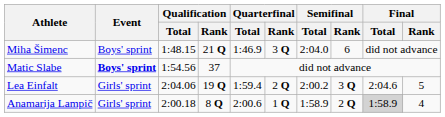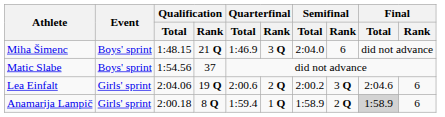(127, 67) bold -> (125, 67) normal
(247, 85) 1:59.4 -> (243, 85) 2:00.6
(421, 85) 5 -> (417, 85) 6
(247, 103) 2:00.6 -> (243, 103) 1:59.4
(421, 103) 4 -> (417, 103) 6
